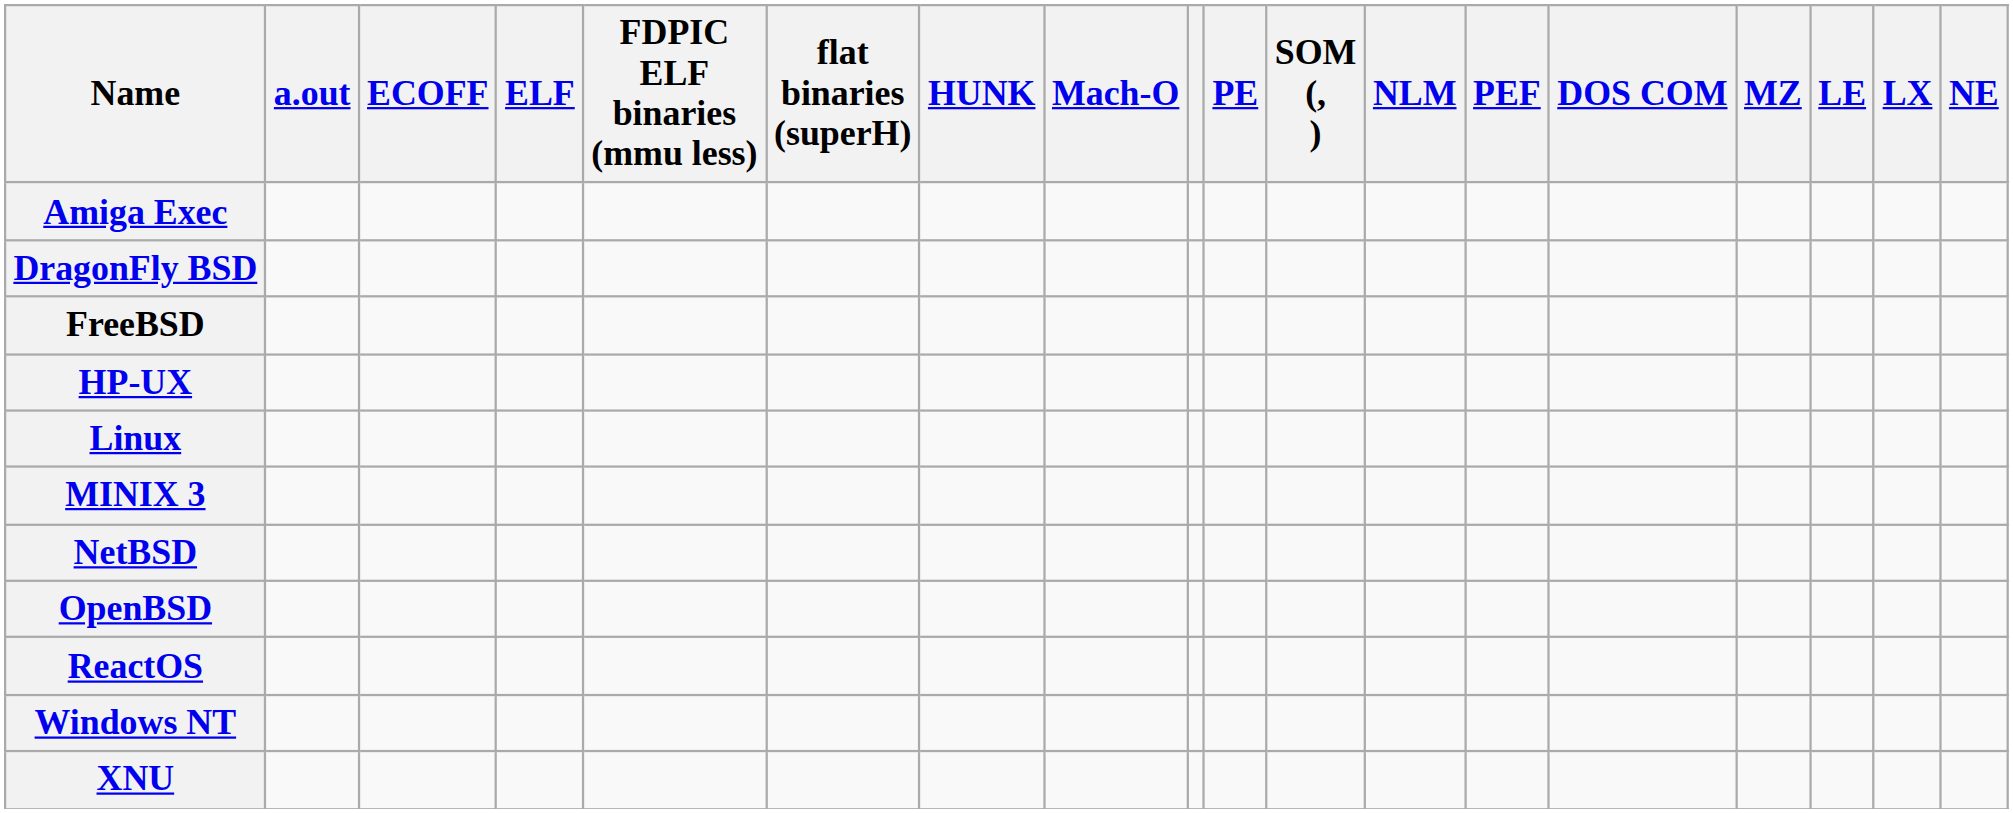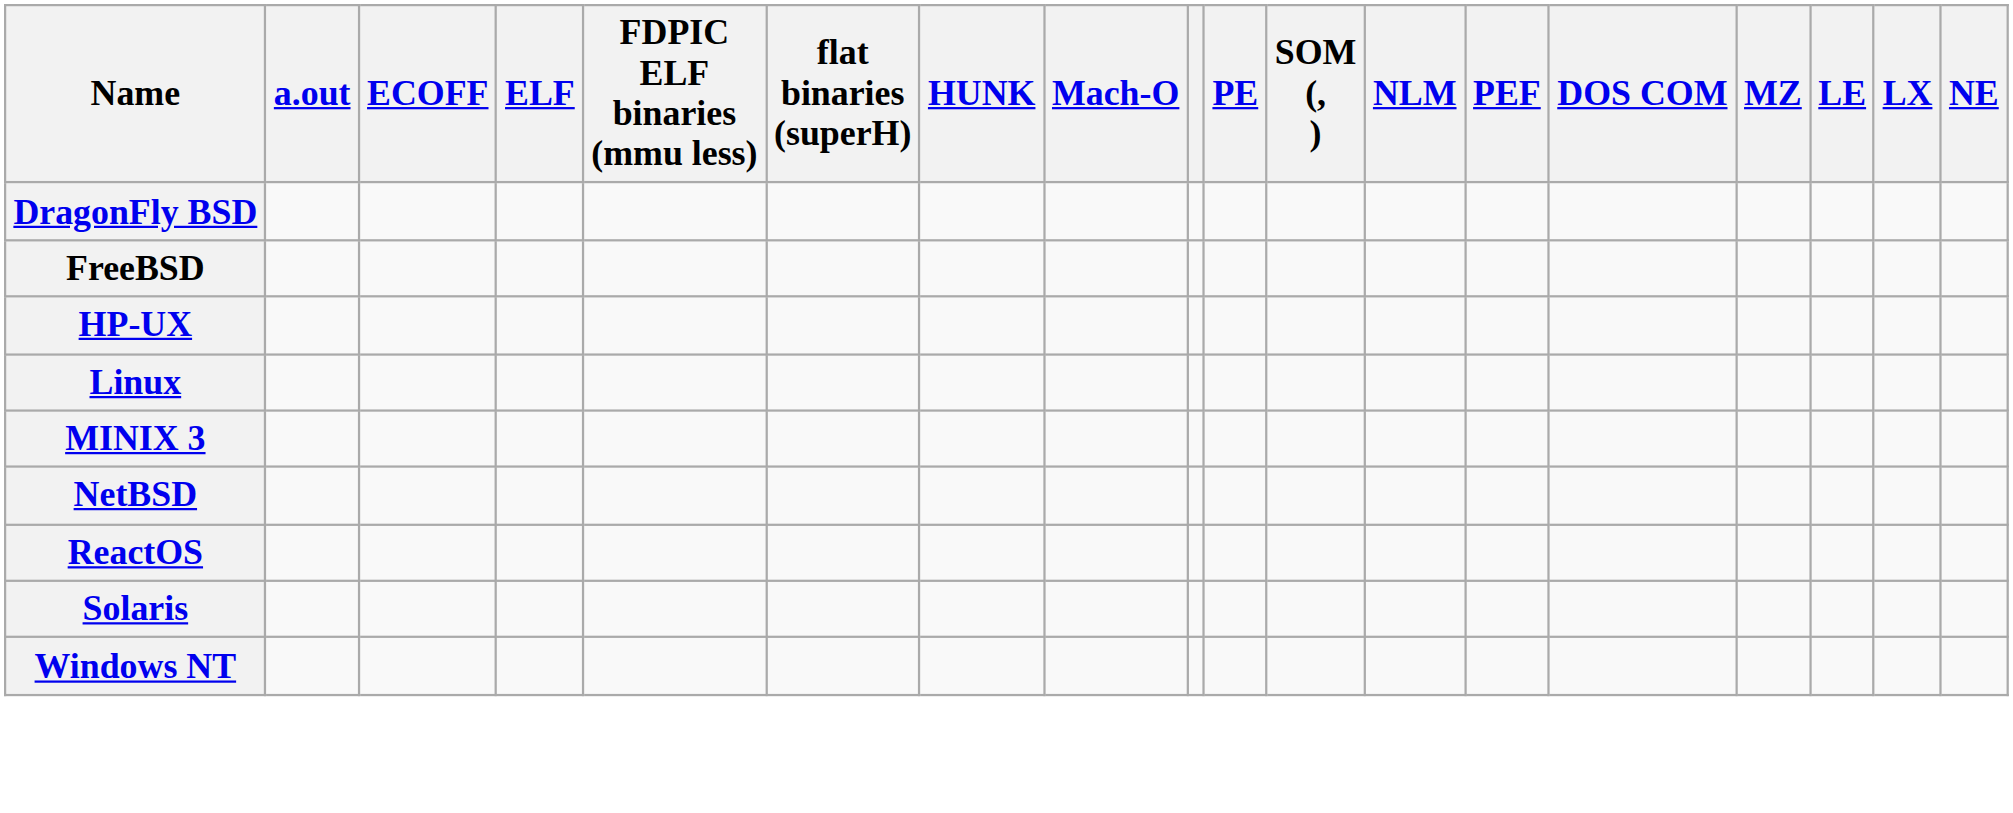- row: (135, 210)
- row: (135, 608)
+ row: (135, 608)
- row: (135, 779)
